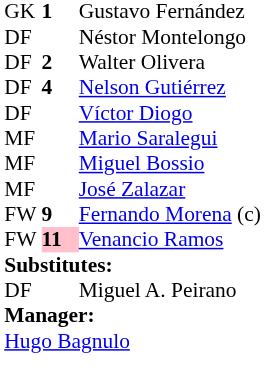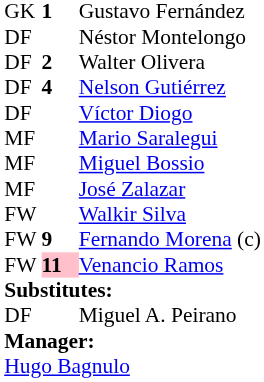+ row: (132, 214)
